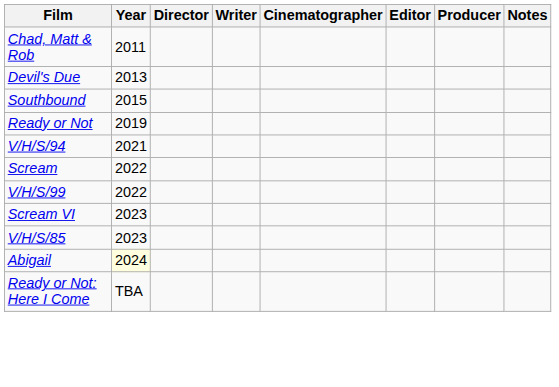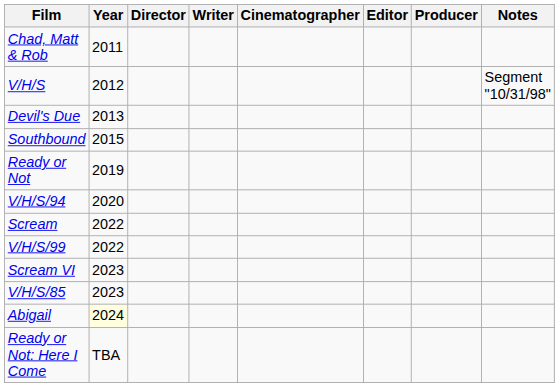+ row: (27, 85)
(131, 146) 2021 -> (108, 201) 2020
